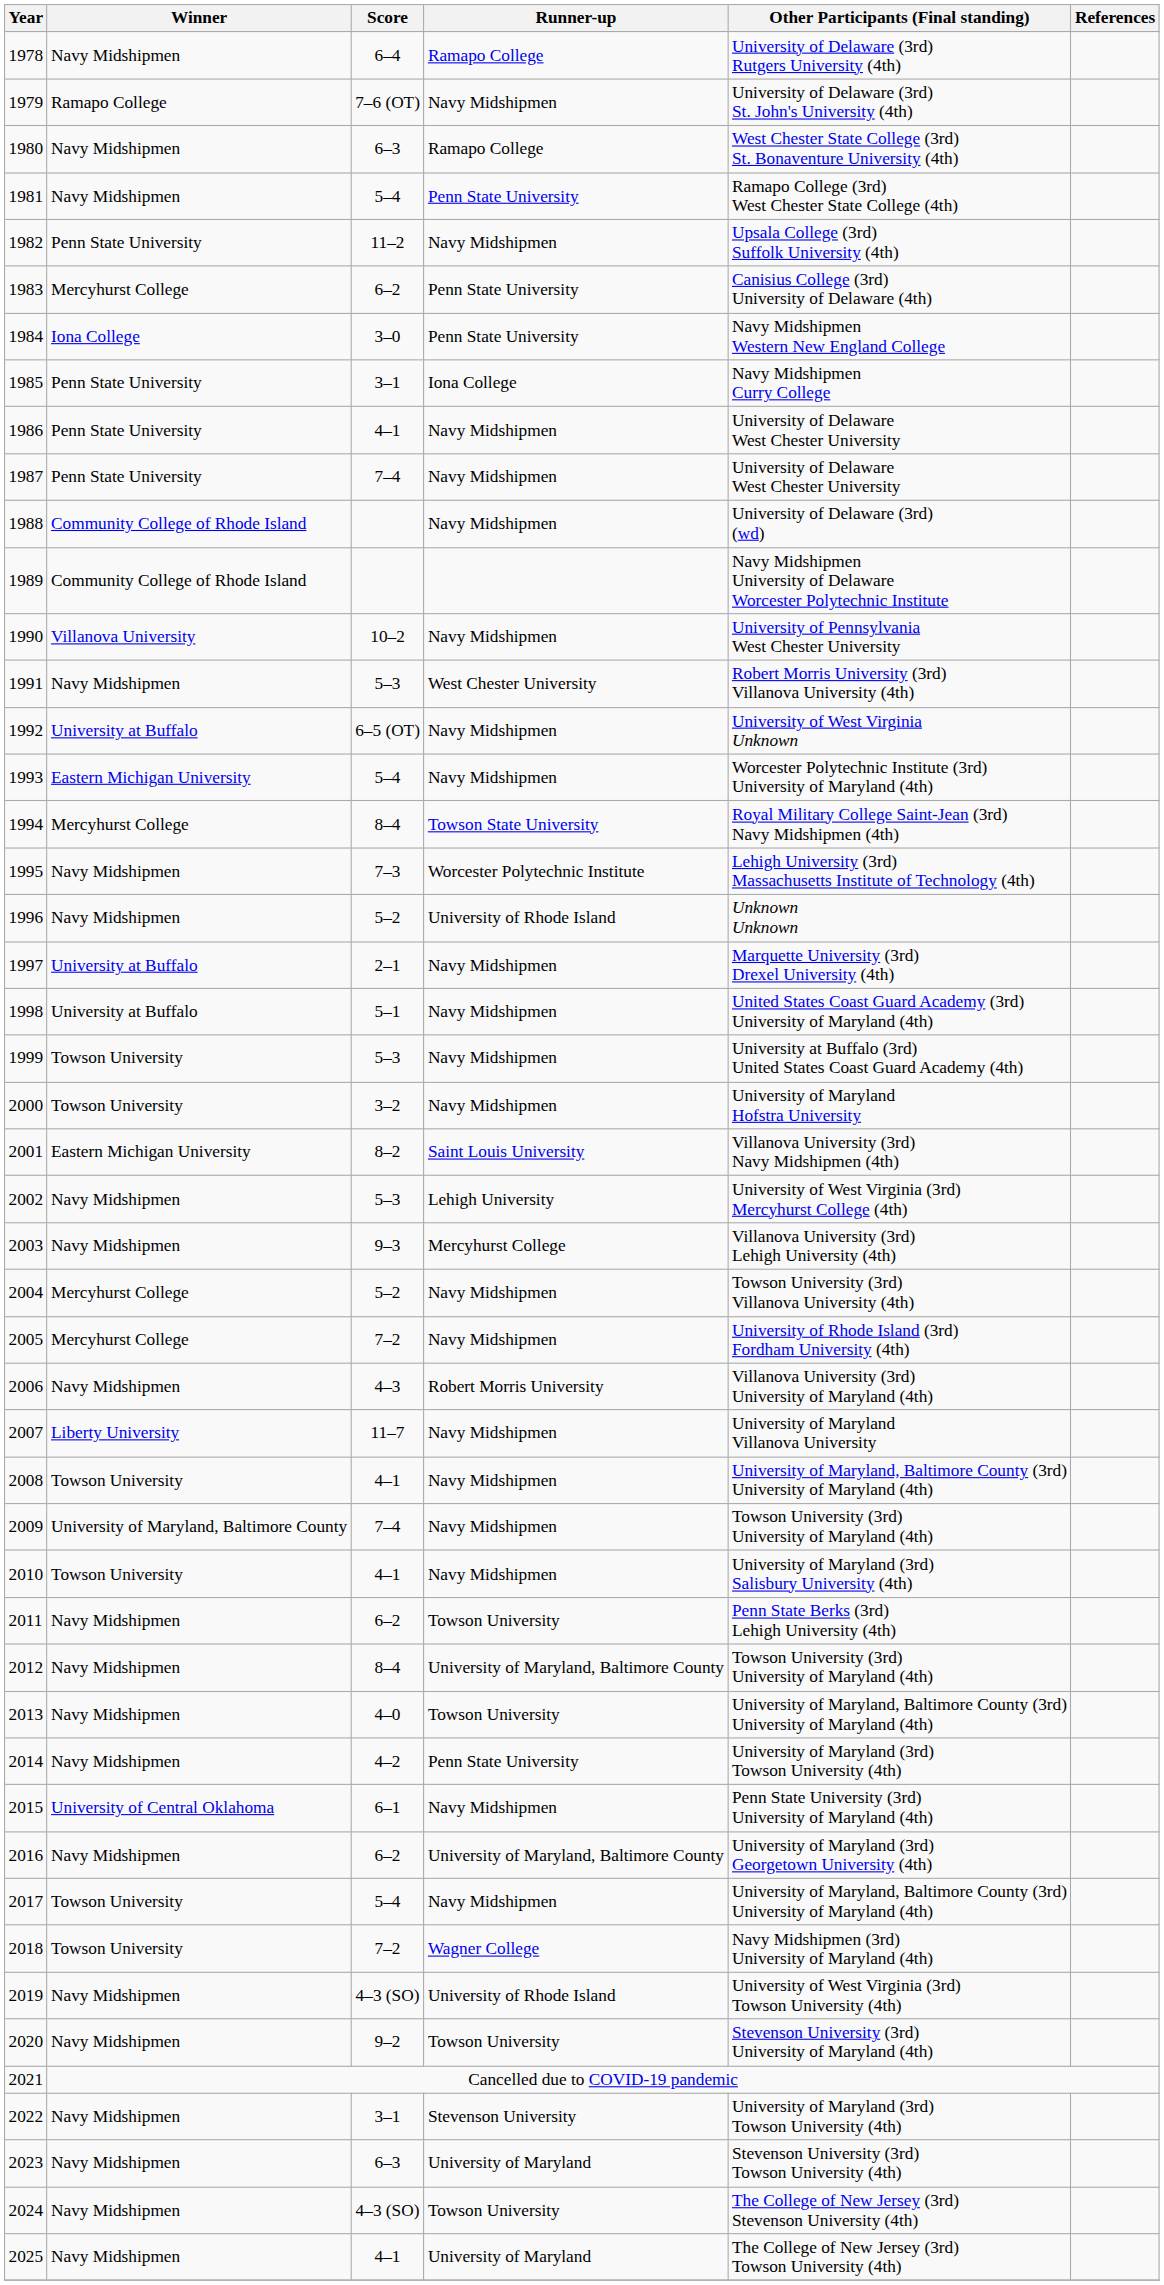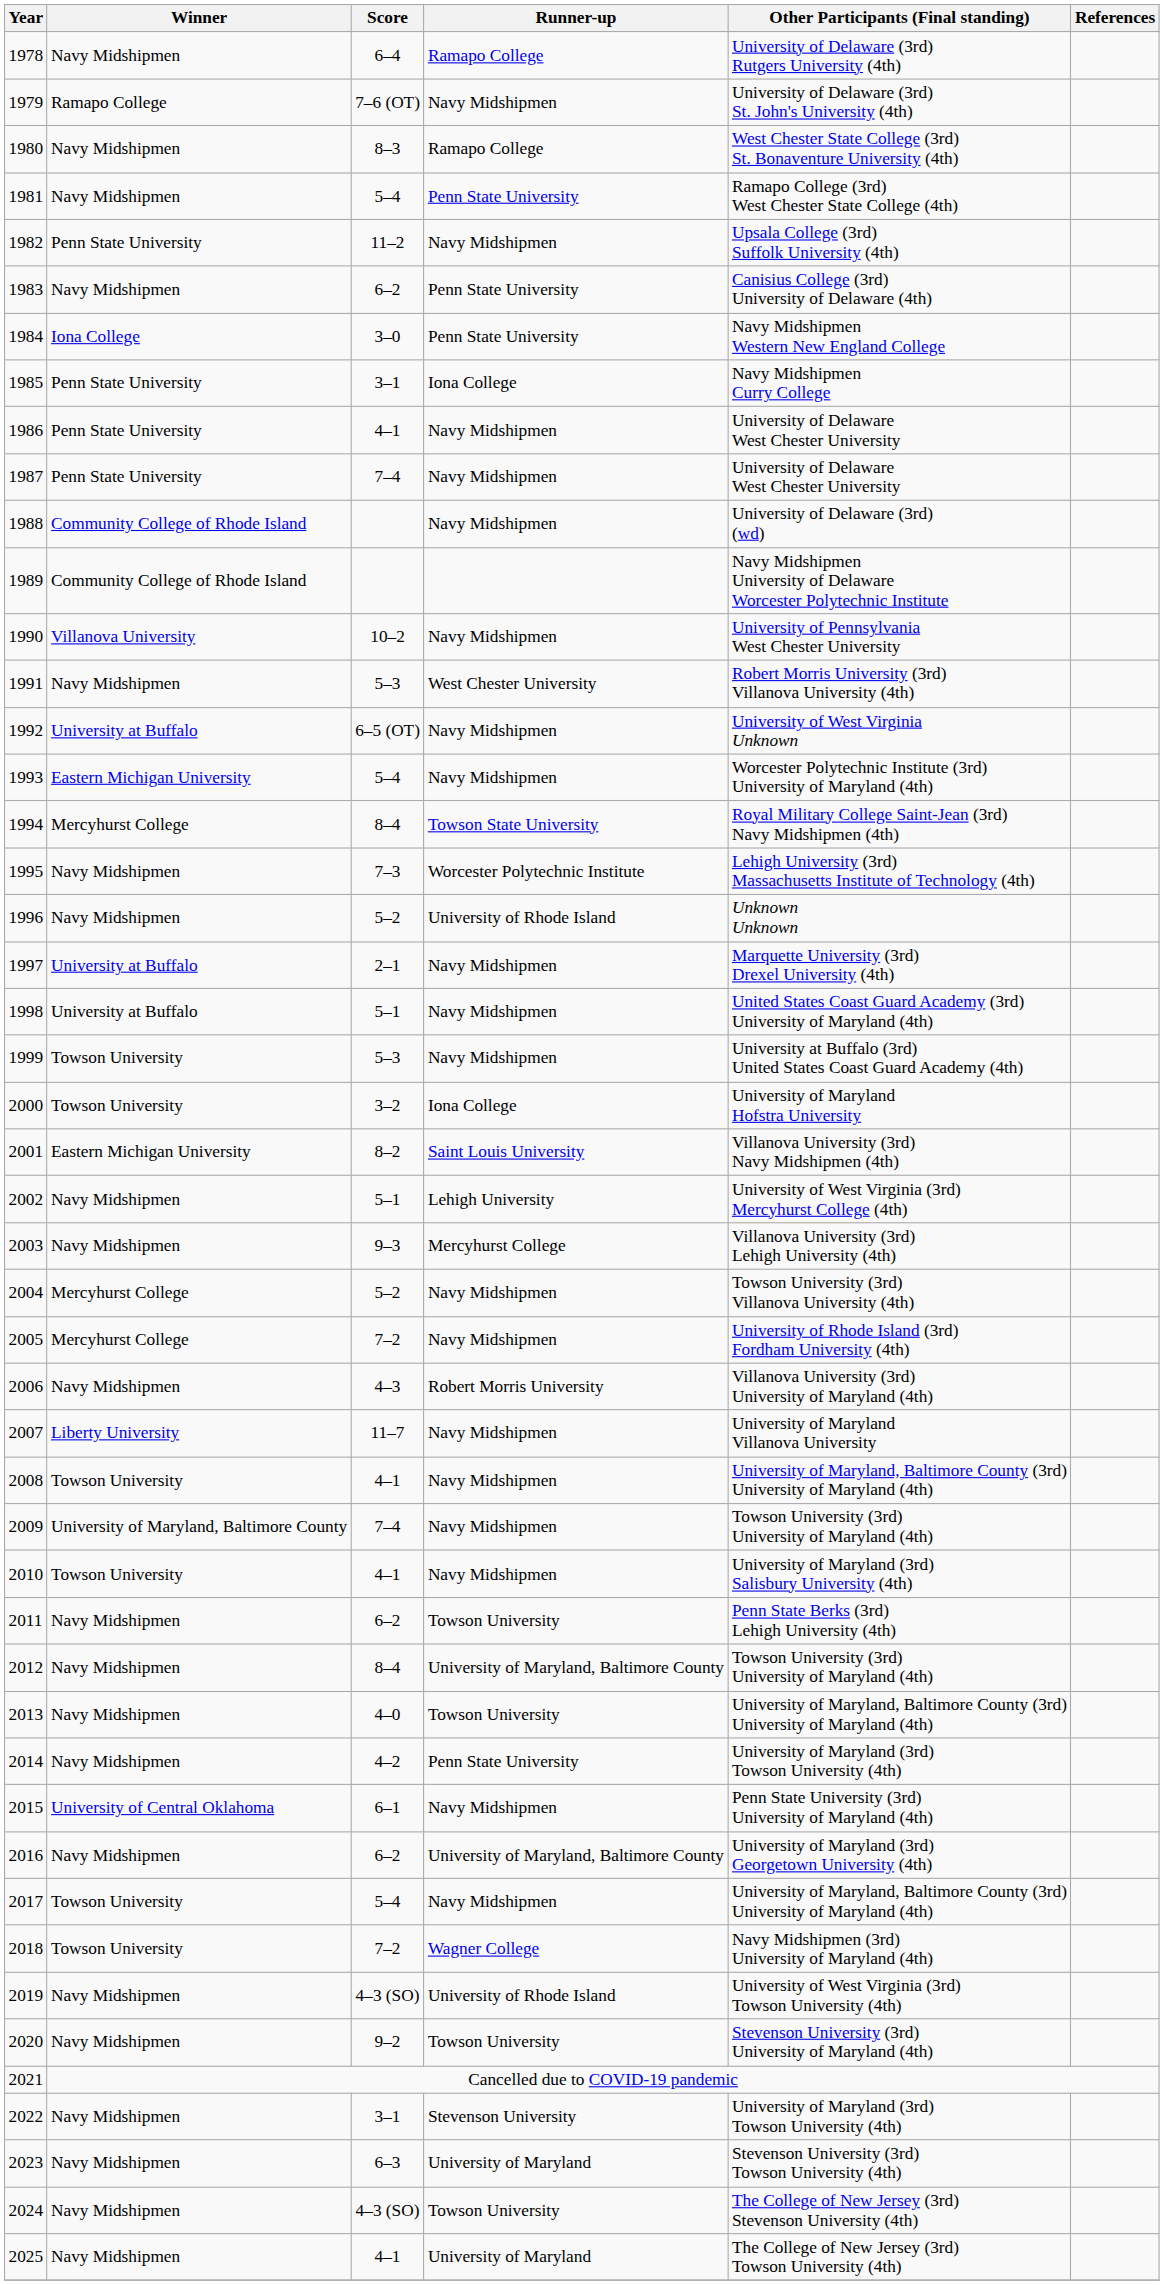(388, 149) 6–3 -> (388, 149) 8–3
(120, 289) Mercyhurst College -> (116, 289) Navy Midshipmen
(492, 1105) Navy Midshipmen -> (472, 1105) Iona College
(388, 1199) 5–3 -> (388, 1199) 5–1
